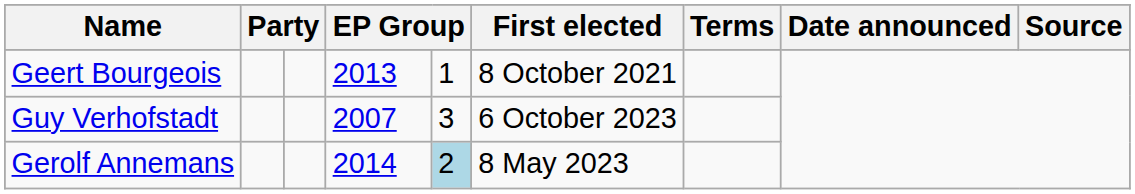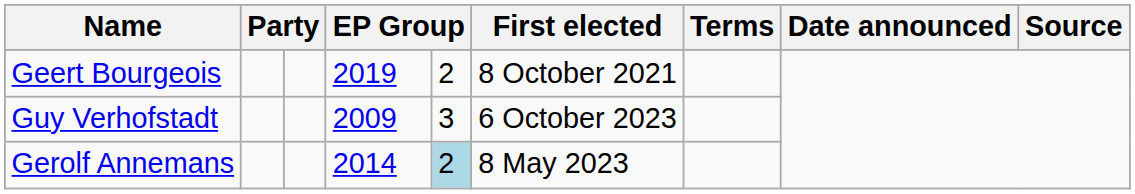(365, 73) 2013 -> (365, 73) 2019
(446, 73) 1 -> (446, 73) 2
(365, 118) 2007 -> (365, 118) 2009
